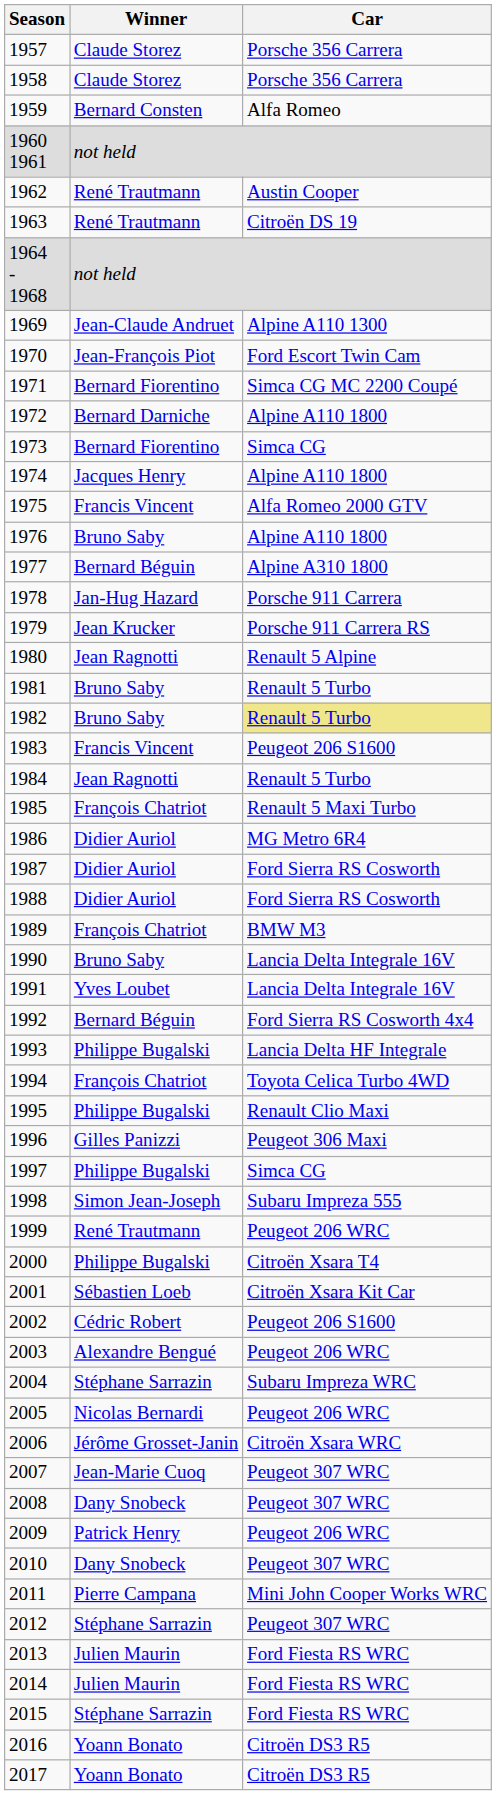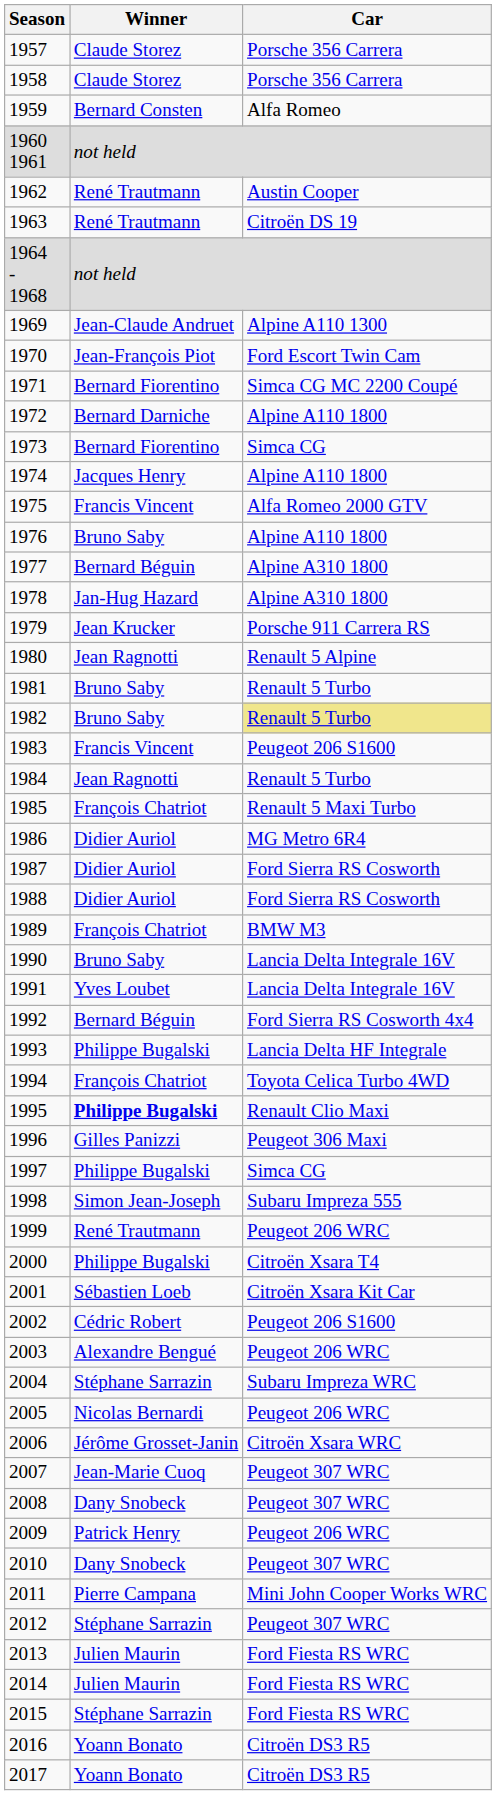(324, 597) Porsche 911 Carrera -> (317, 597) Alpine A310 1800
(142, 1110) normal -> (146, 1110) bold
